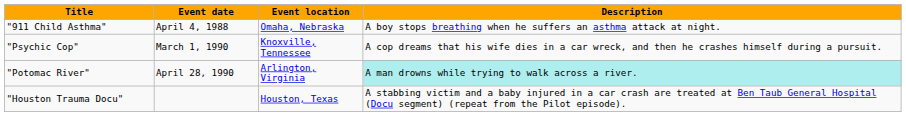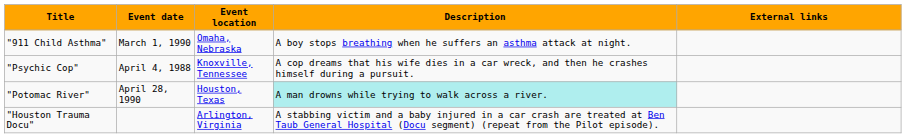+ column: (789, 17)
(192, 27) April 4, 1988 -> (155, 43) March 1, 1990
(192, 47) March 1, 1990 -> (155, 69) April 4, 1988
(288, 73) Arlington, Virginia -> (219, 94) Houston, Texas
(300, 99) Houston, Texas -> (225, 120) Arlington, Virginia
